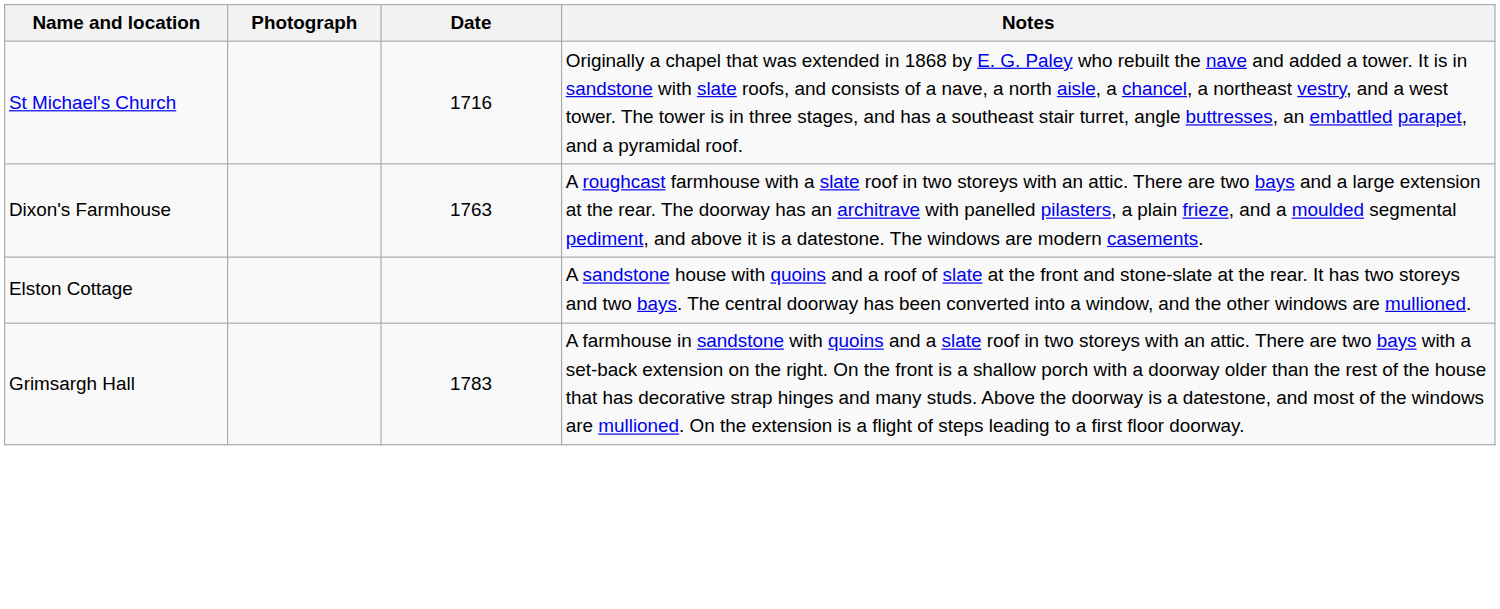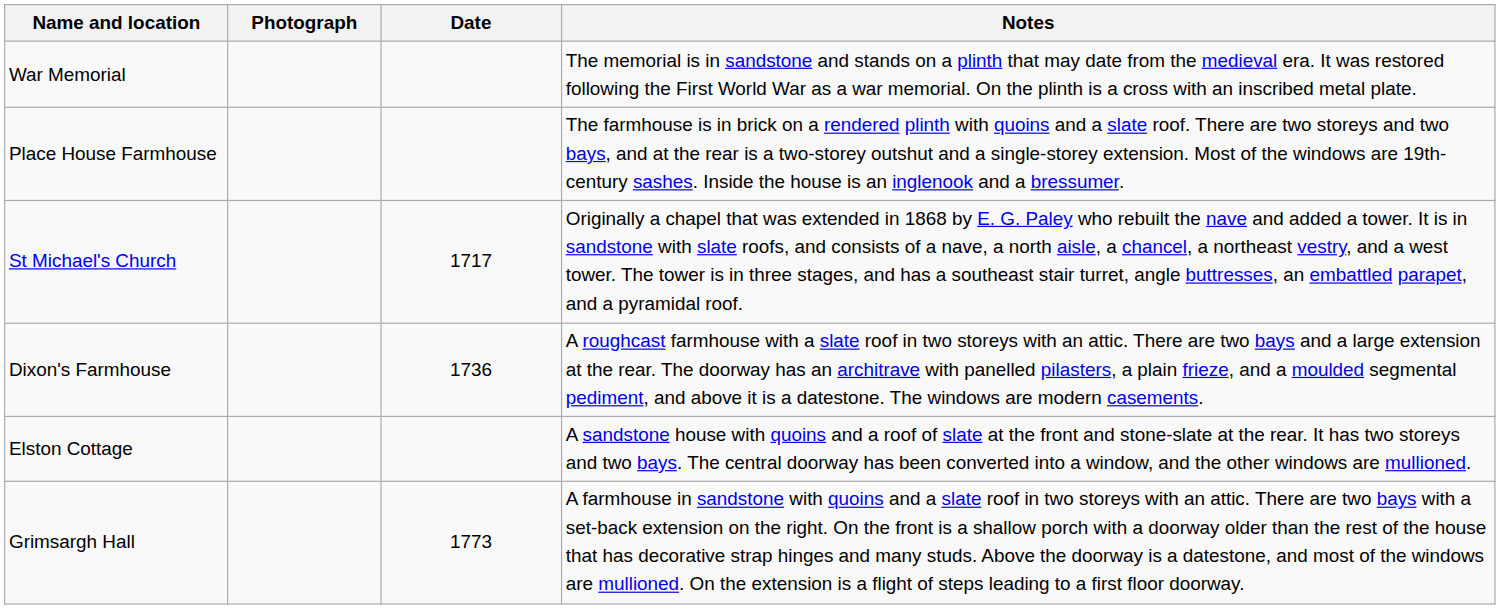+ row: (67, 74)
+ row: (113, 153)
(471, 102) 1716 -> (471, 261) 1717
(471, 210) 1763 -> (471, 369) 1736
(471, 383) 1783 -> (471, 542) 1773
